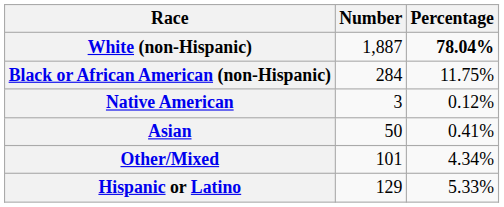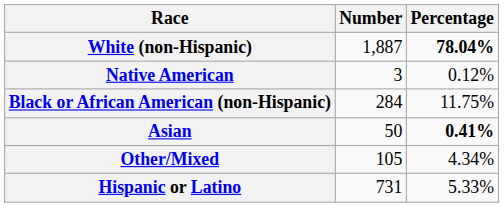rows swapped: (170, 74) <-> (170, 103)
(471, 131) normal -> (470, 131) bold
(389, 159) 101 -> (389, 159) 105
(389, 187) 129 -> (389, 187) 731
